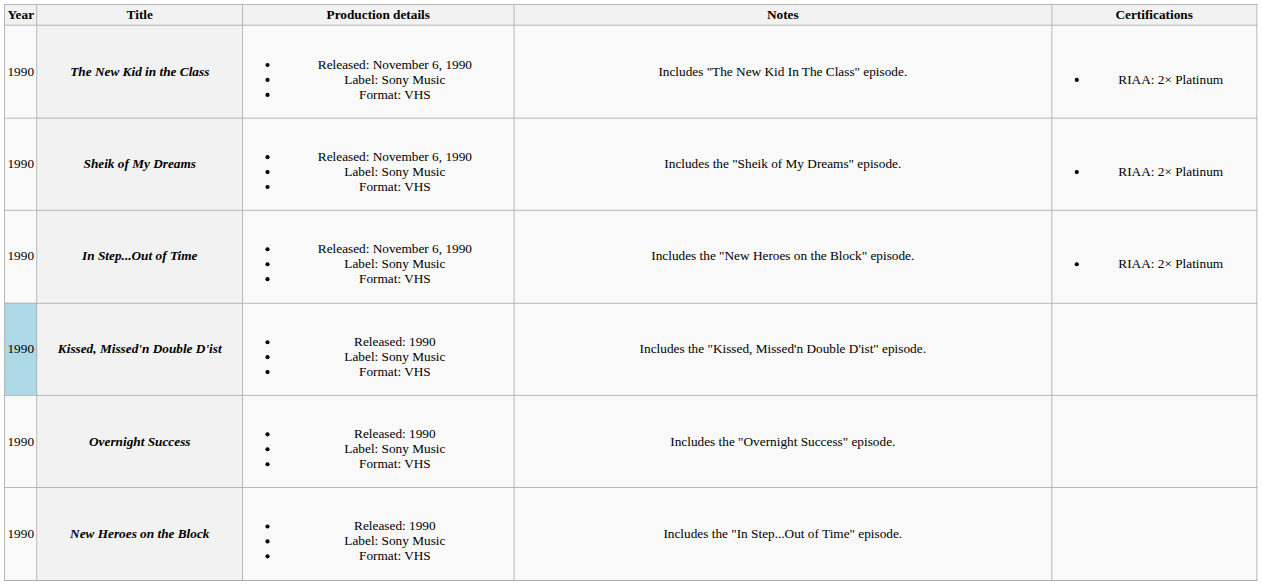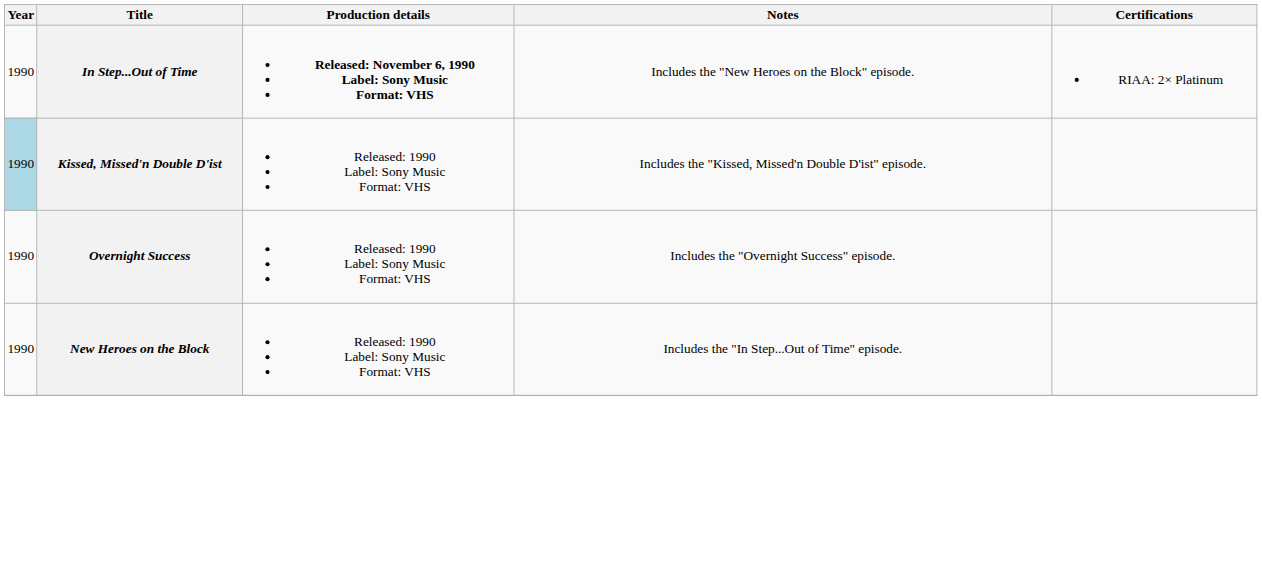- row: (140, 71)
- row: (140, 164)
(378, 264) normal -> (378, 79) bold
